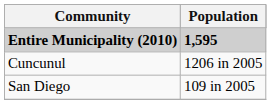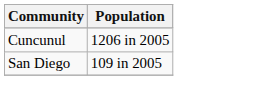- row: (92, 39)
